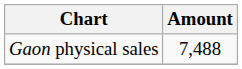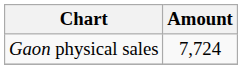(200, 49) 7,488 -> (200, 49) 7,724
